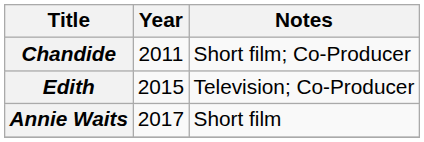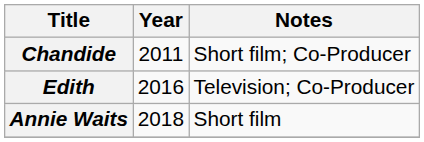(161, 86) 2015 -> (161, 86) 2016
(161, 119) 2017 -> (161, 119) 2018
